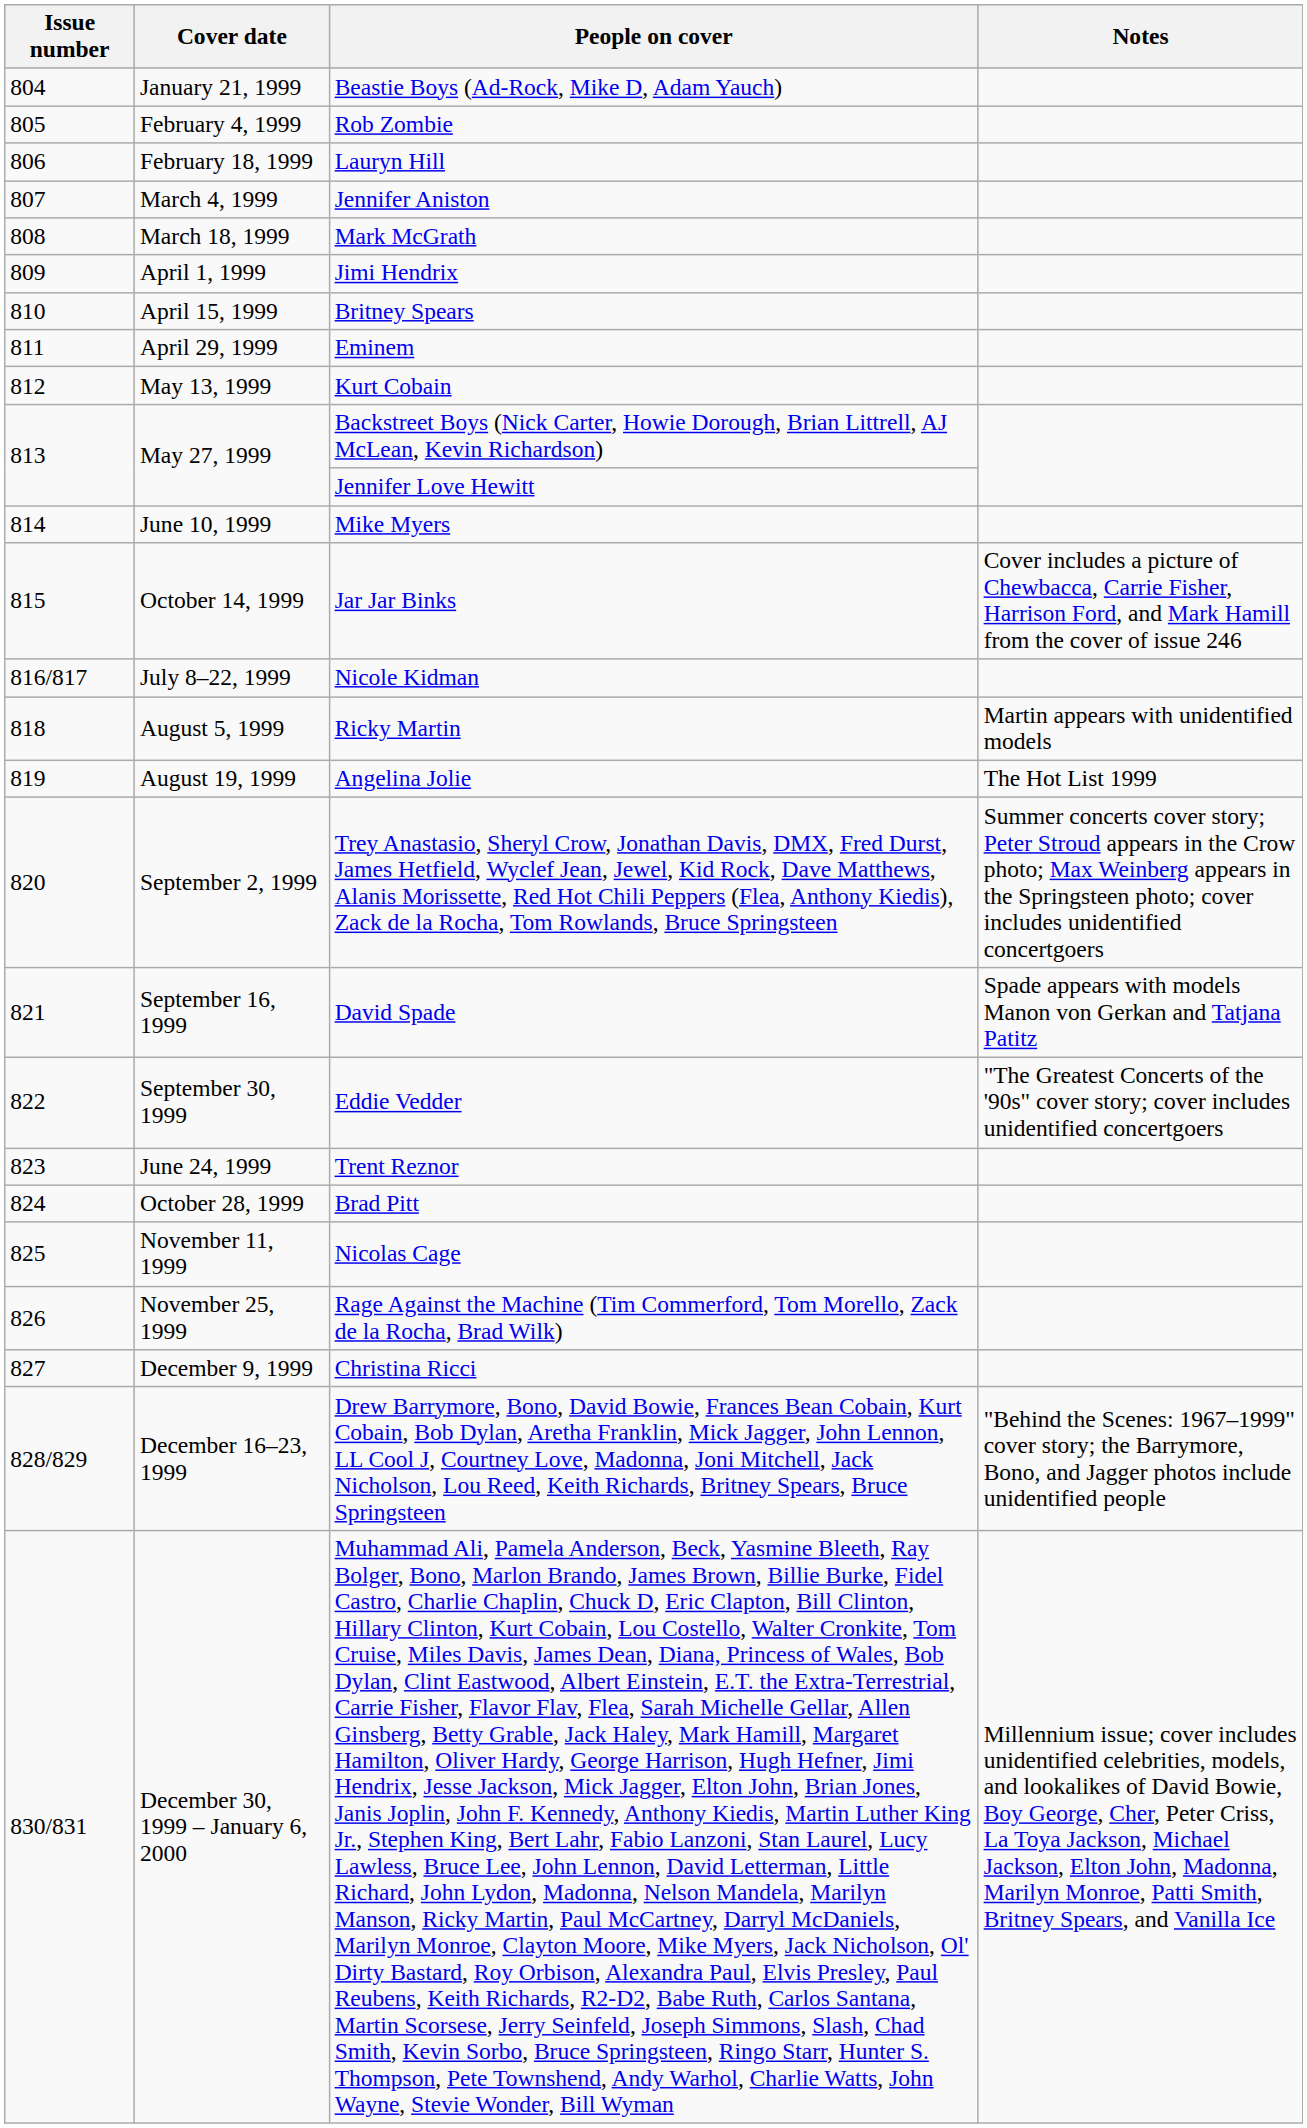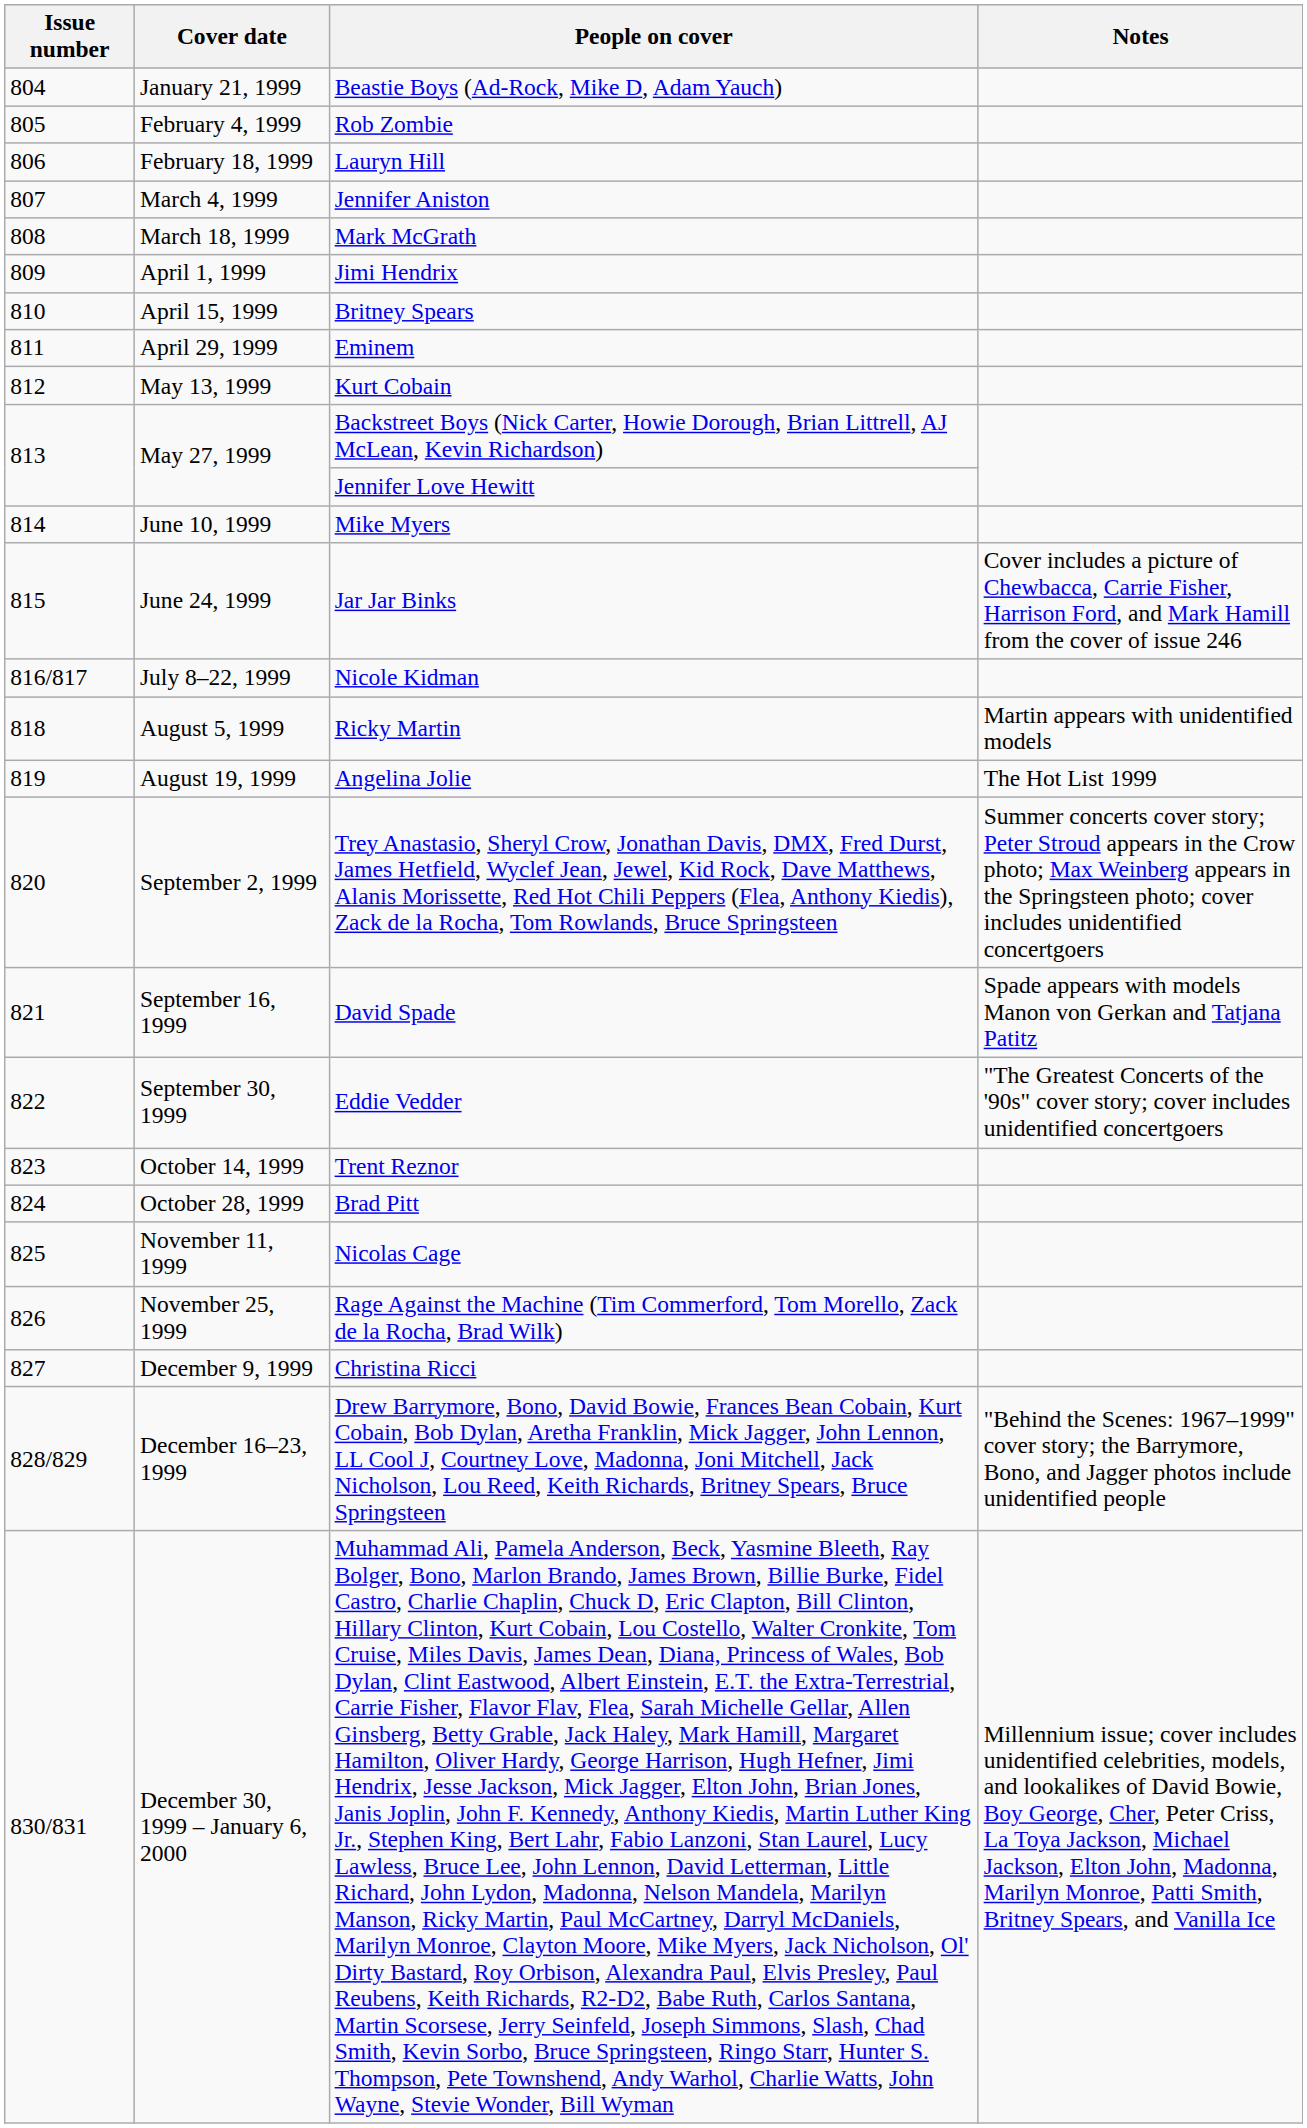(222, 600) October 14, 1999 -> (206, 600) June 24, 1999
(206, 1166) June 24, 1999 -> (222, 1166) October 14, 1999
